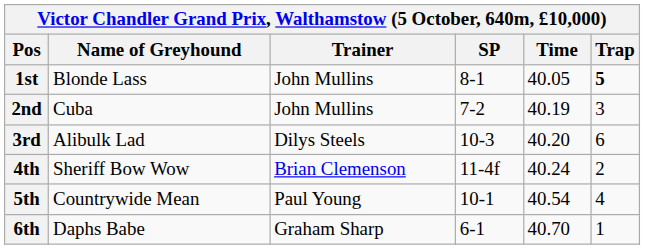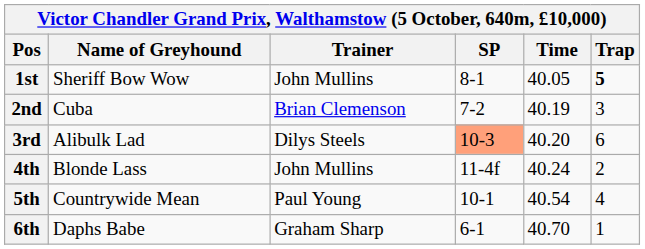(100, 79) Blonde Lass -> (121, 79) Sheriff Bow Wow
(324, 109) John Mullins -> (340, 109) Brian Clemenson
(477, 139) no background -> (477, 139) lightsalmon background
(121, 169) Sheriff Bow Wow -> (100, 169) Blonde Lass
(340, 169) Brian Clemenson -> (324, 169) John Mullins
